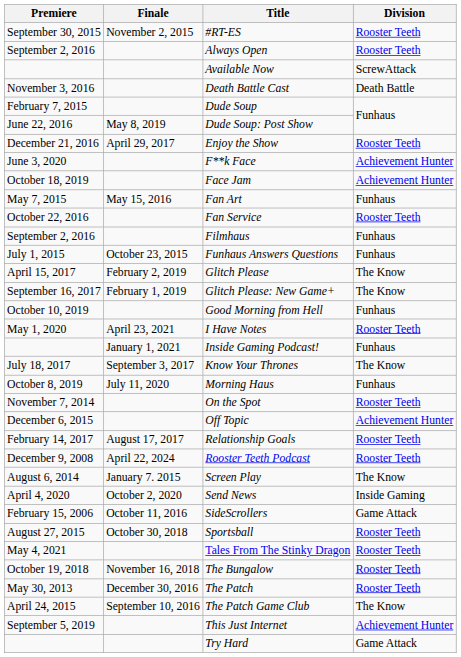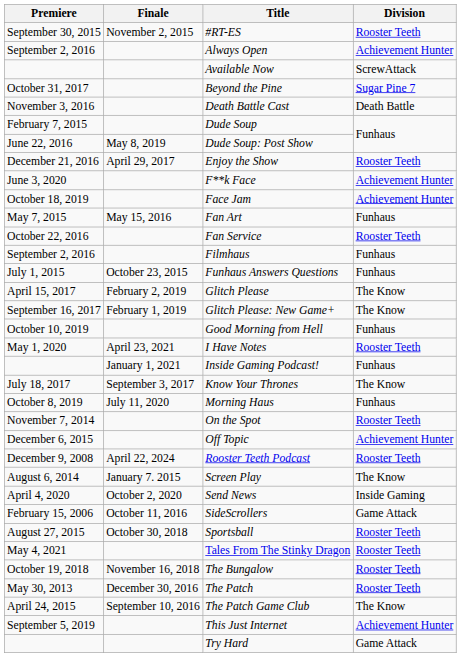(388, 50) Rooster Teeth -> (404, 50) Achievement Hunter
+ row: (244, 87)
- row: (250, 439)
